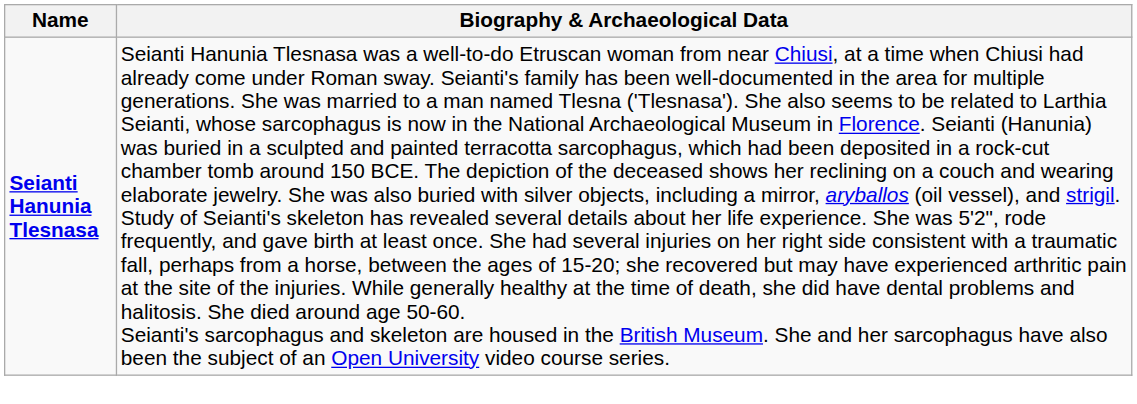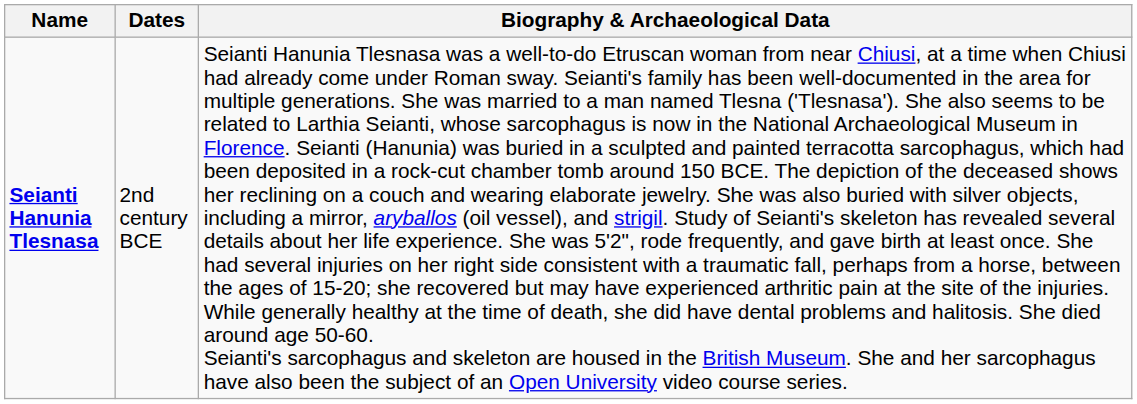+ column: (157, 20)
